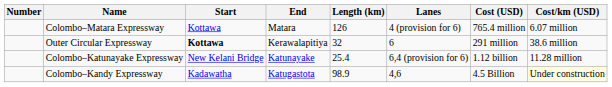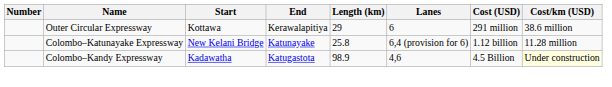- row: (105, 27)
(206, 43) bold -> (204, 27) normal
(337, 43) 32 -> (337, 27) 29
(341, 58) 25.4 -> (341, 43) 25.8
